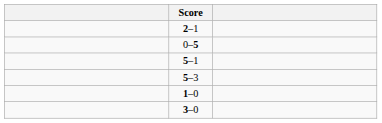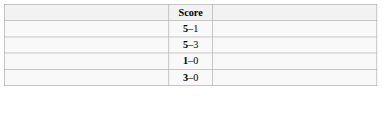- row: (191, 28)
- row: (191, 45)
